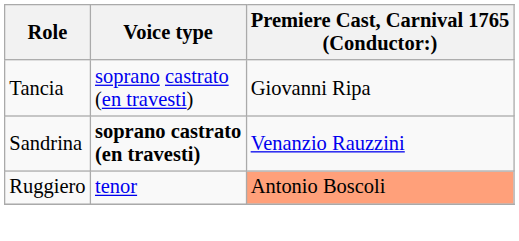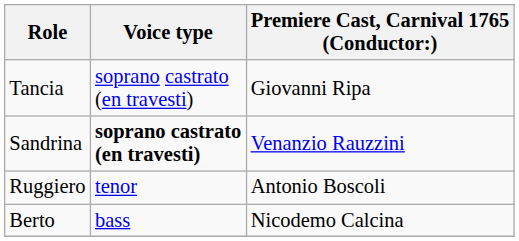(318, 187) lightsalmon background -> (318, 187) no background
+ row: (32, 219)
